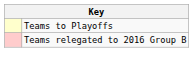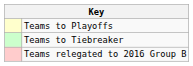+ row: (74, 40)
